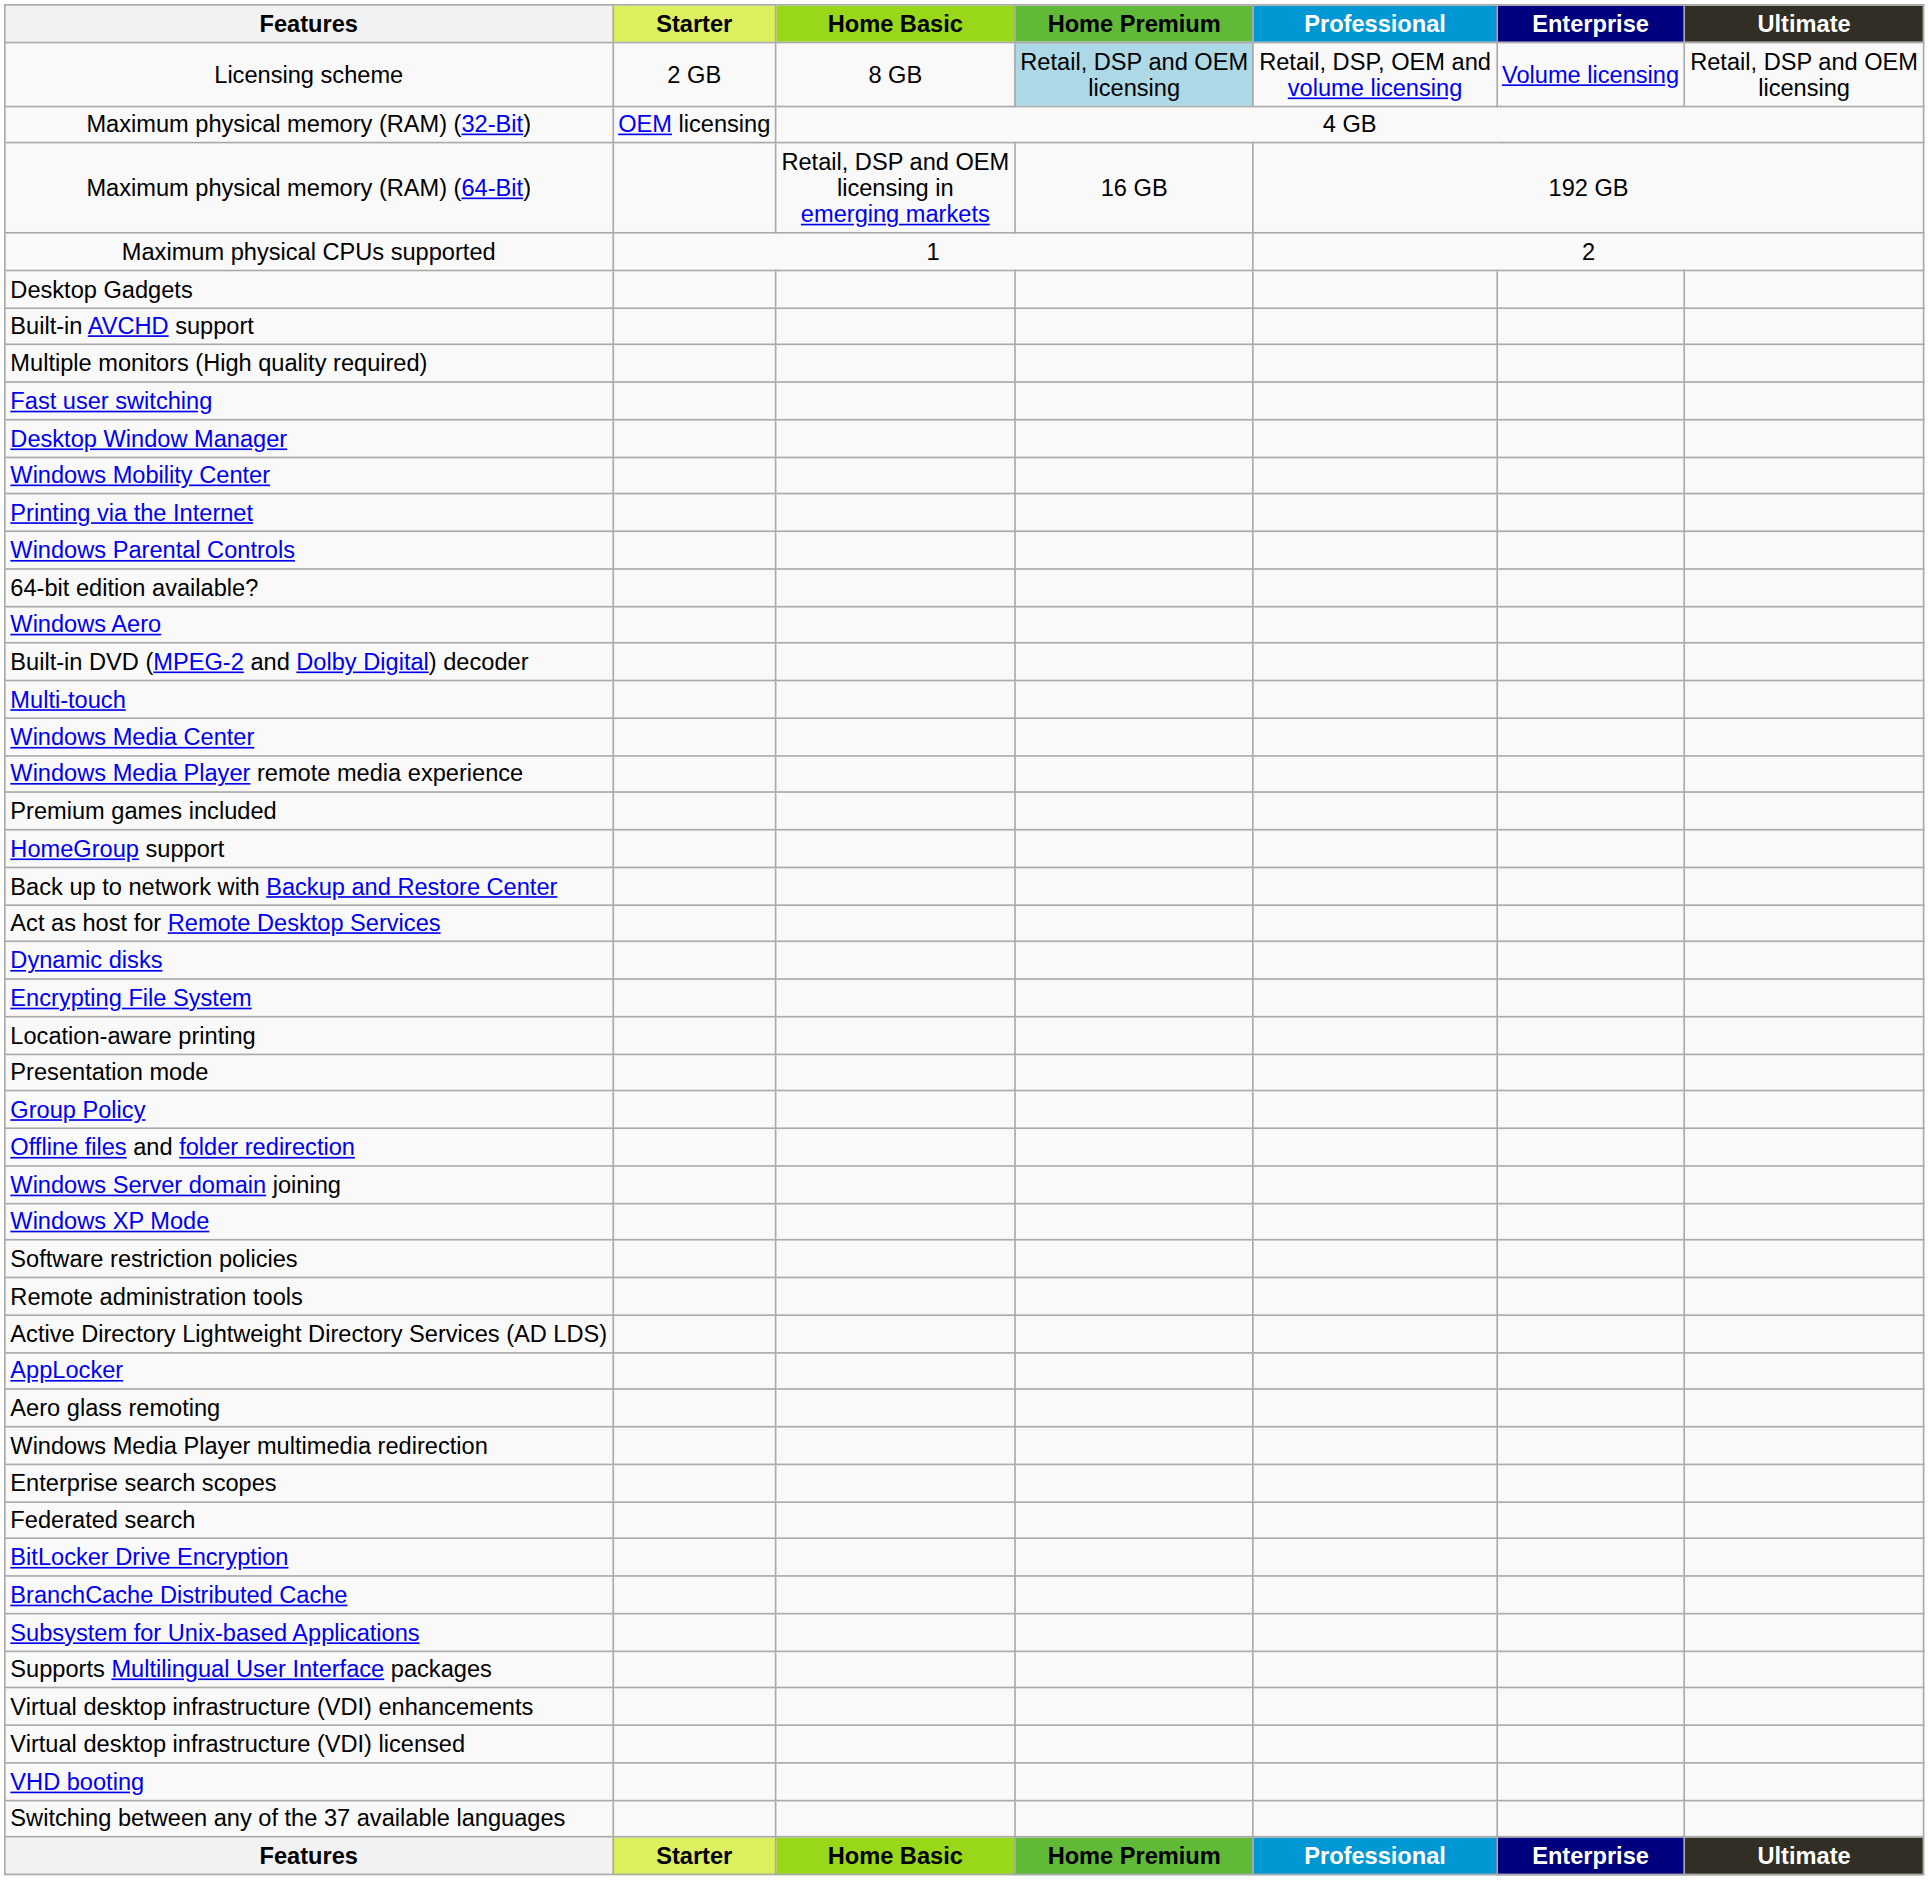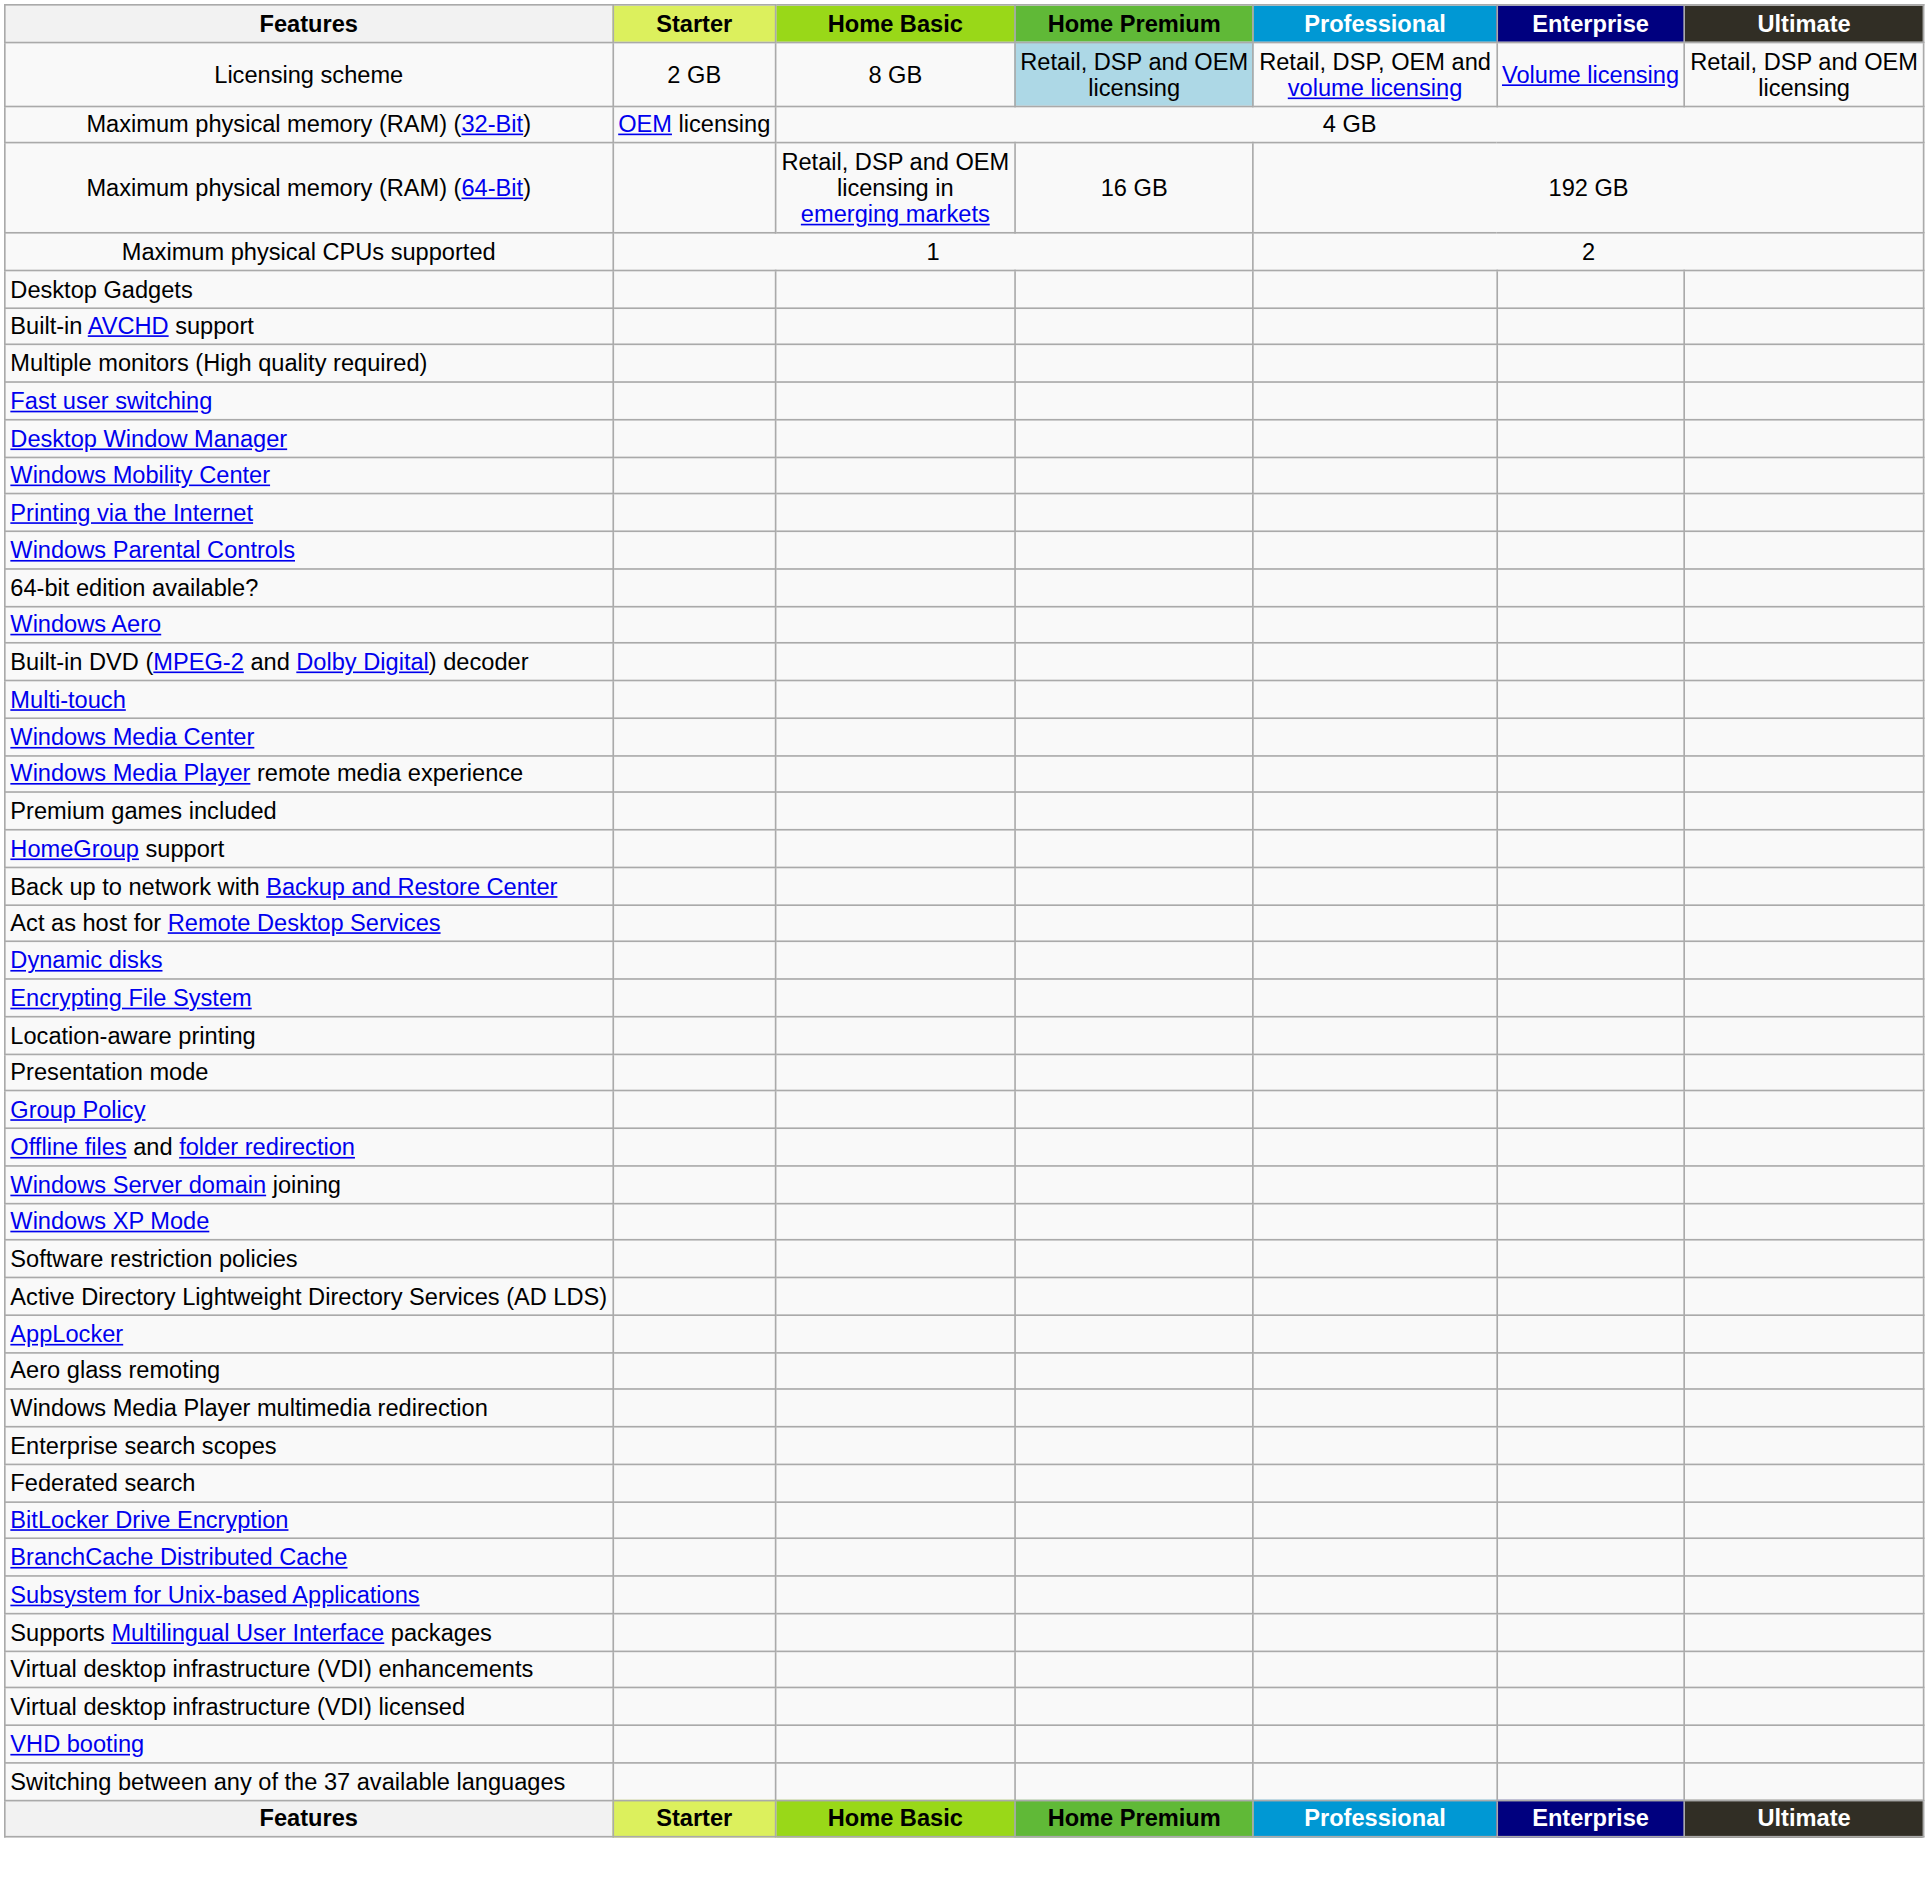- row: (157, 1297)
